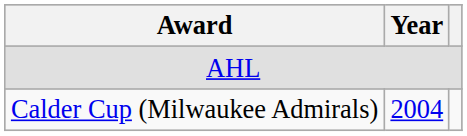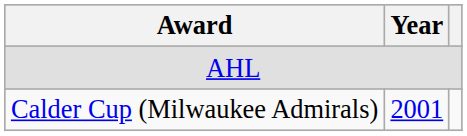(417, 109) 2004 -> (417, 109) 2001
